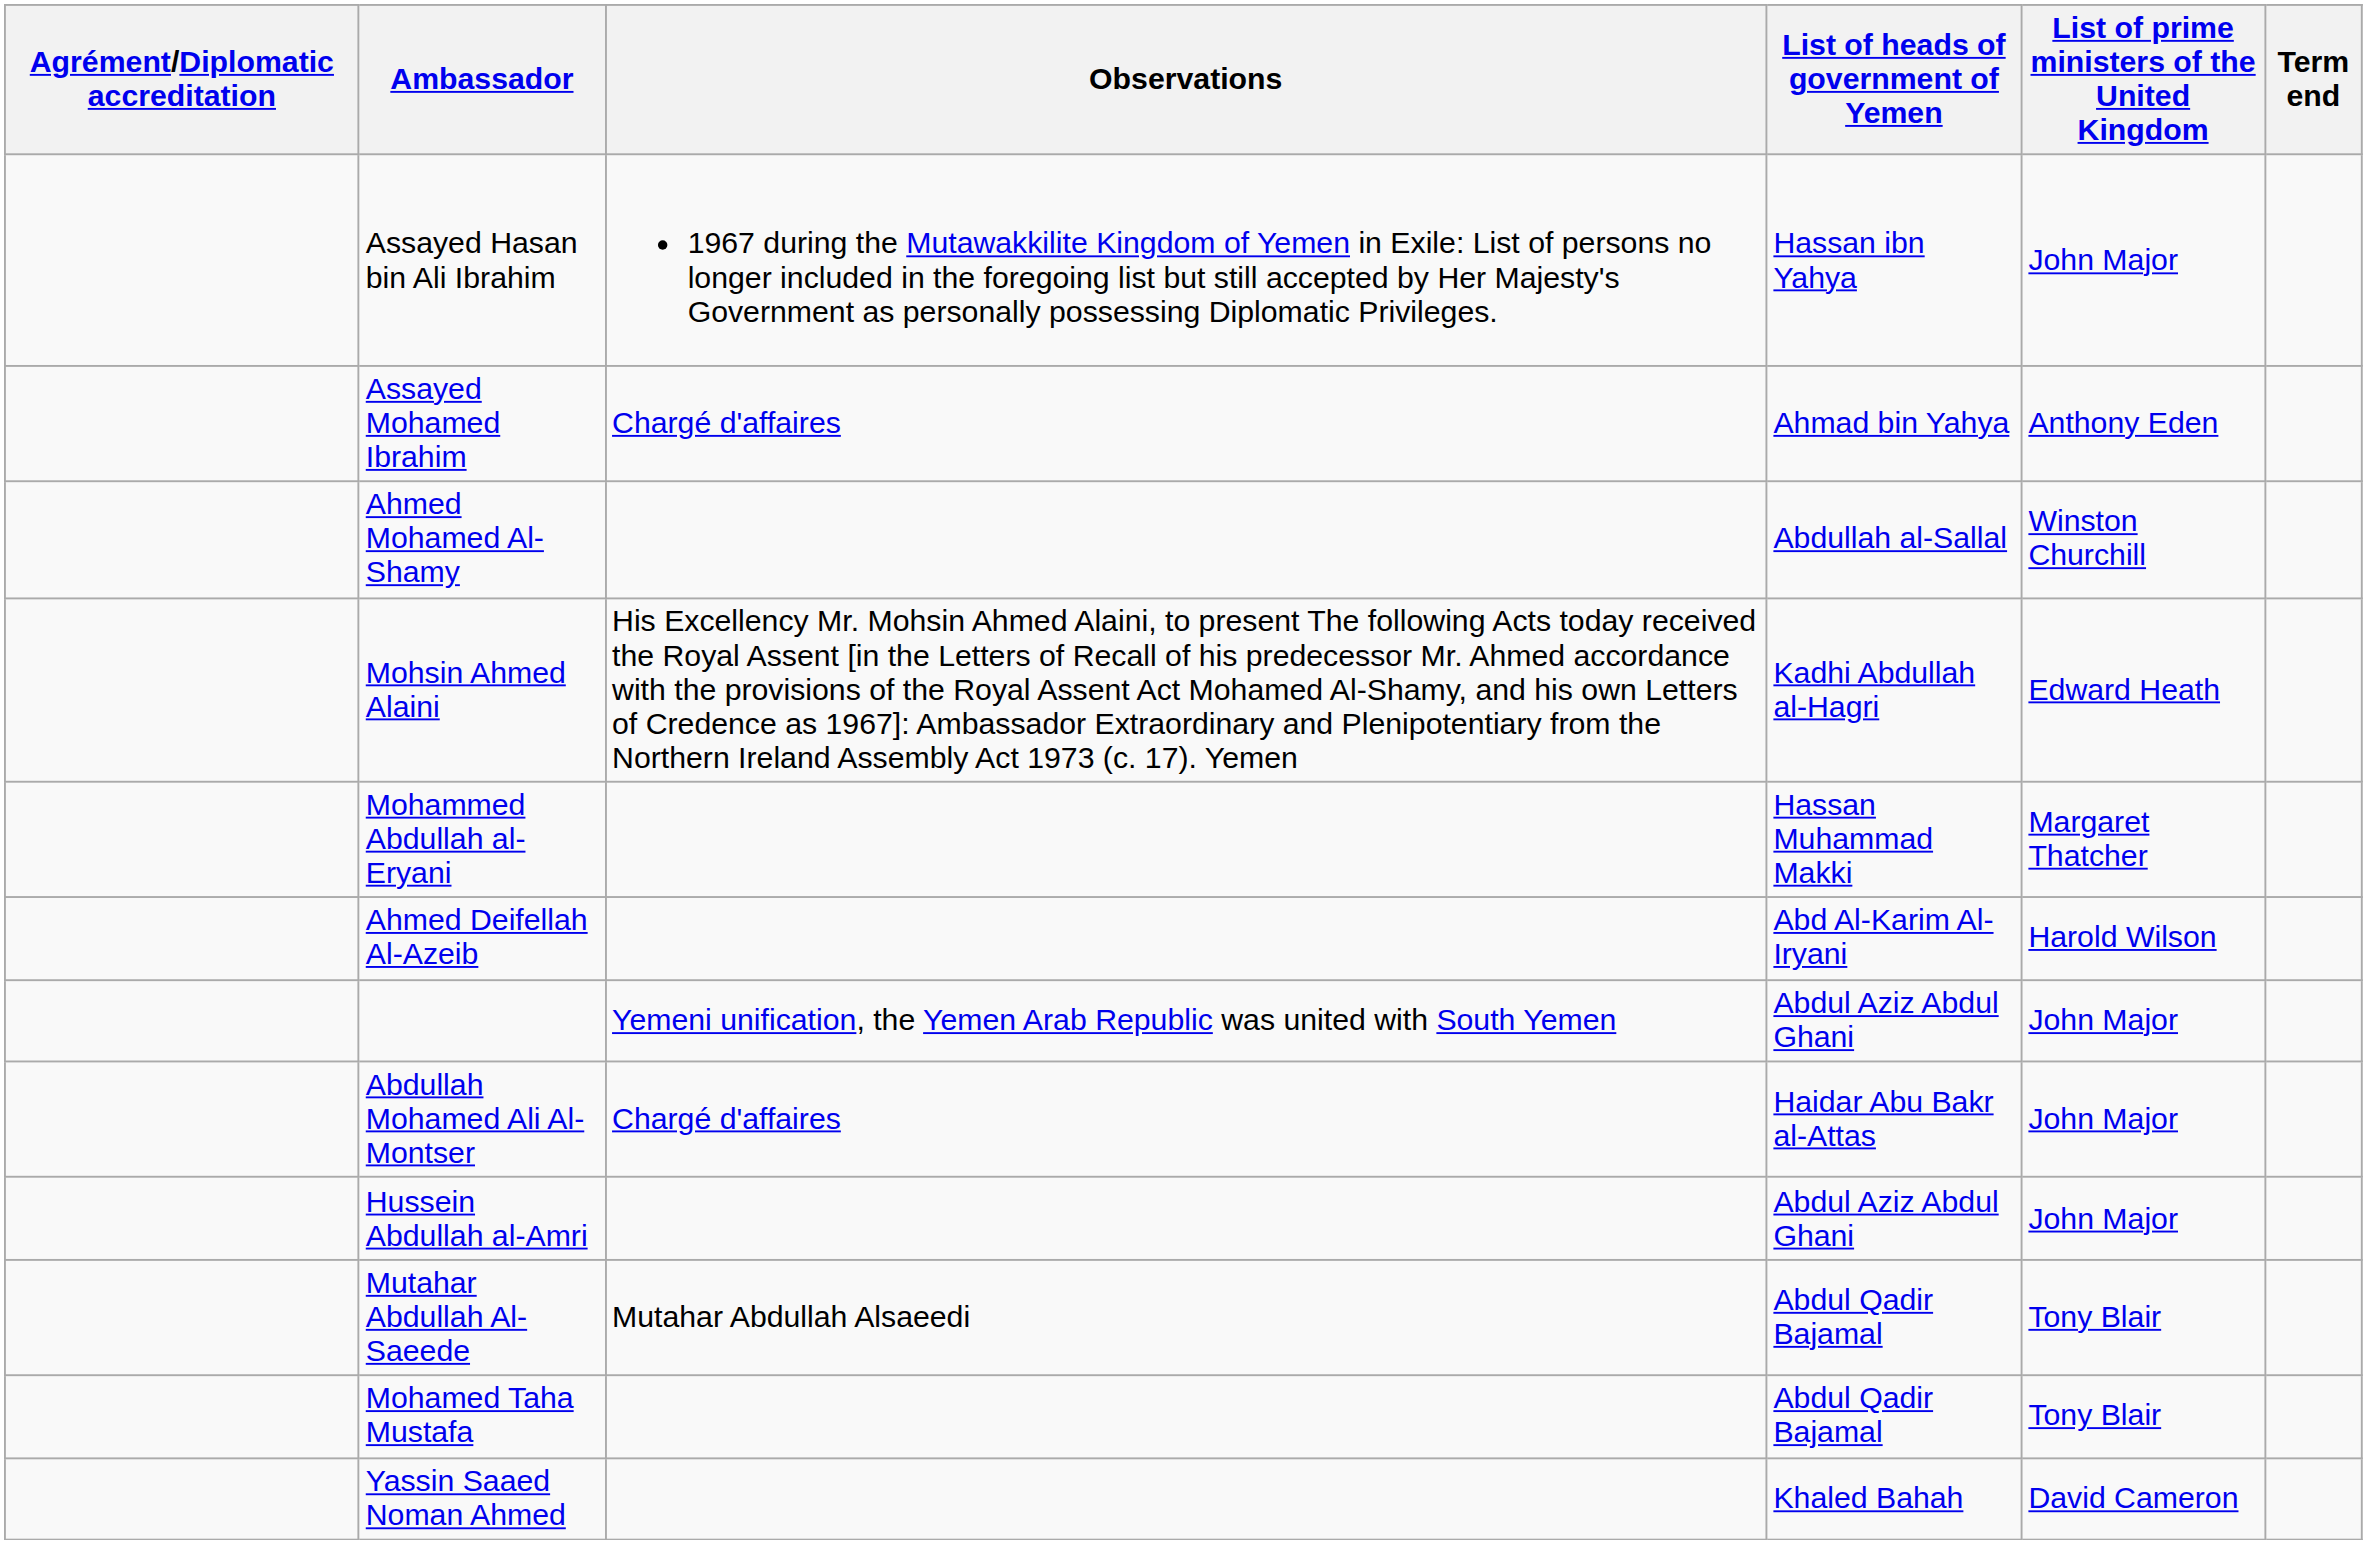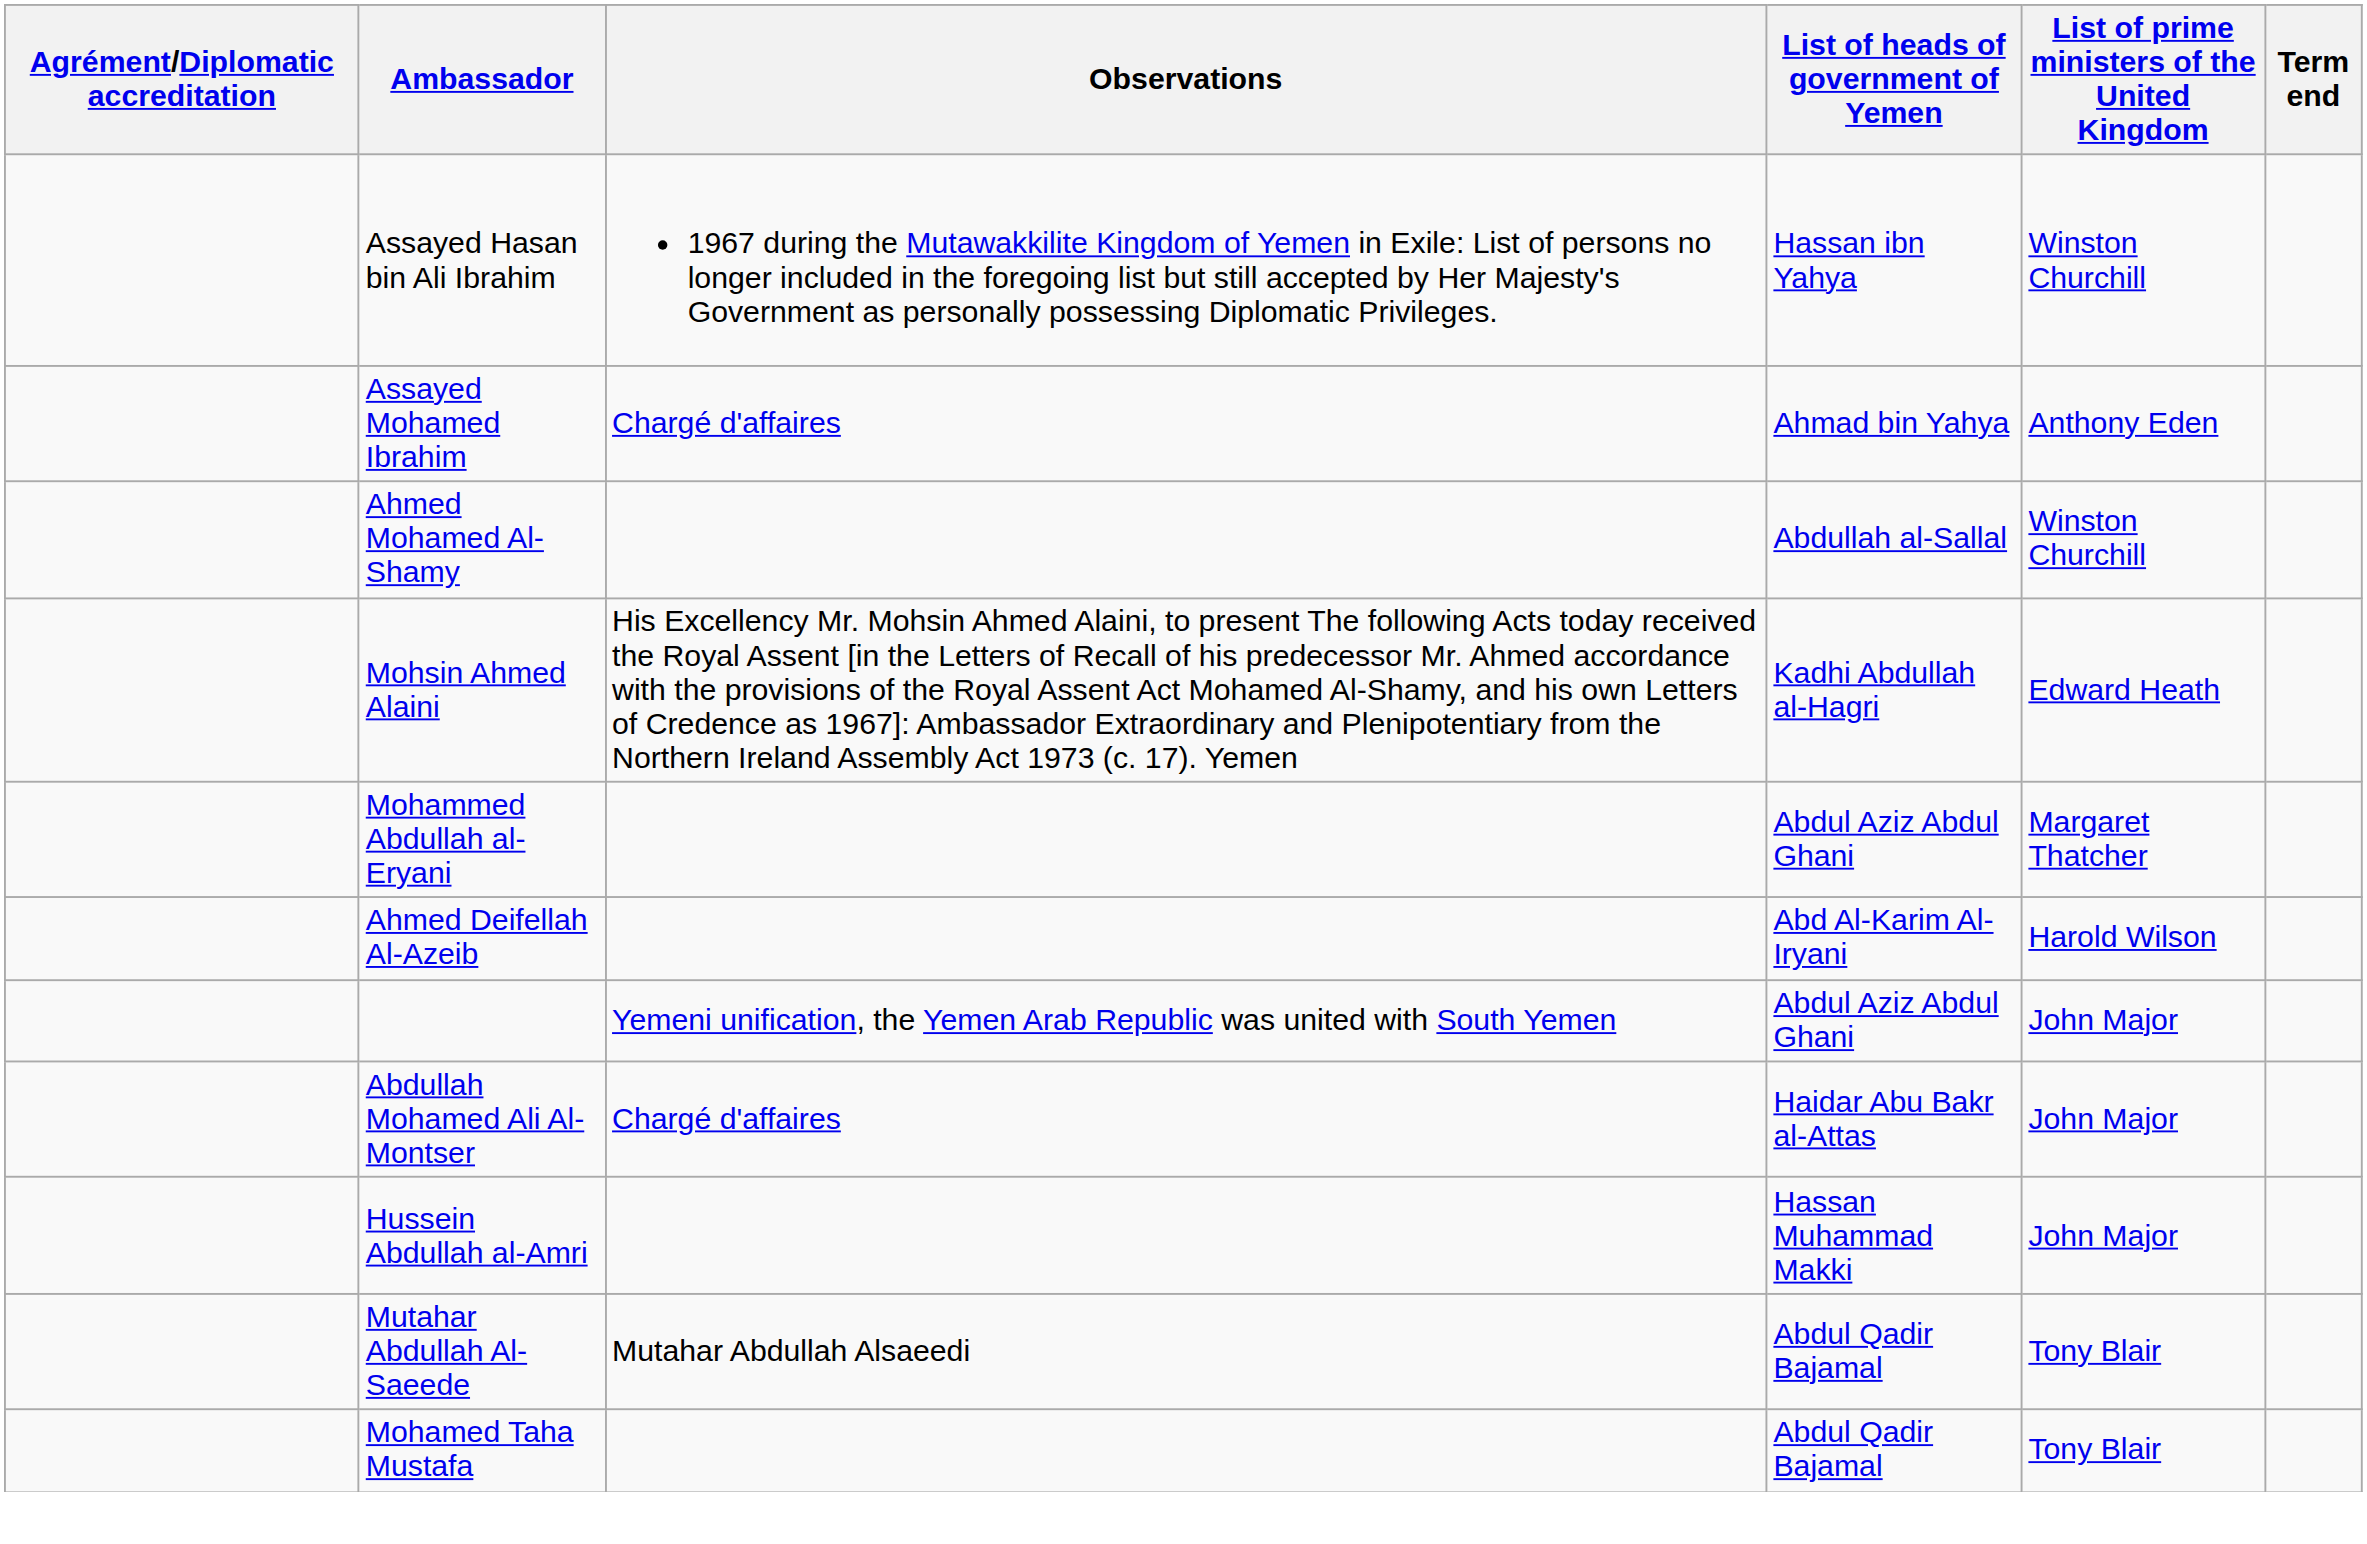(2103, 259) John Major -> (2087, 259) Winston Churchill
(1853, 839) Hassan Muhammad Makki -> (1886, 839) Abdul Aziz Abdul Ghani
(1886, 1217) Abdul Aziz Abdul Ghani -> (1853, 1235) Hassan Muhammad Makki
- row: (466, 1497)
